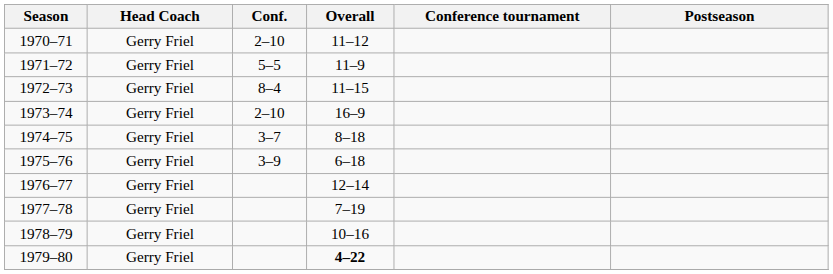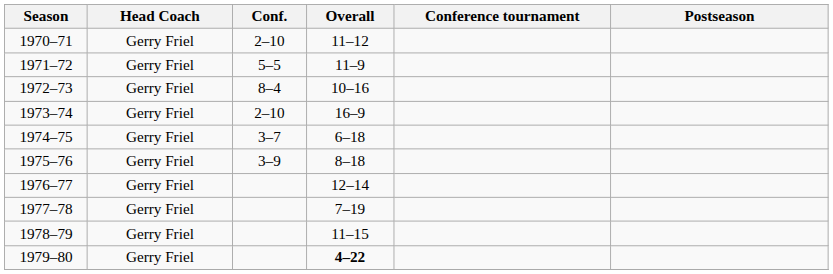(350, 88) 11–15 -> (350, 88) 10–16
(350, 137) 8–18 -> (350, 137) 6–18
(350, 161) 6–18 -> (350, 161) 8–18
(350, 233) 10–16 -> (350, 233) 11–15
